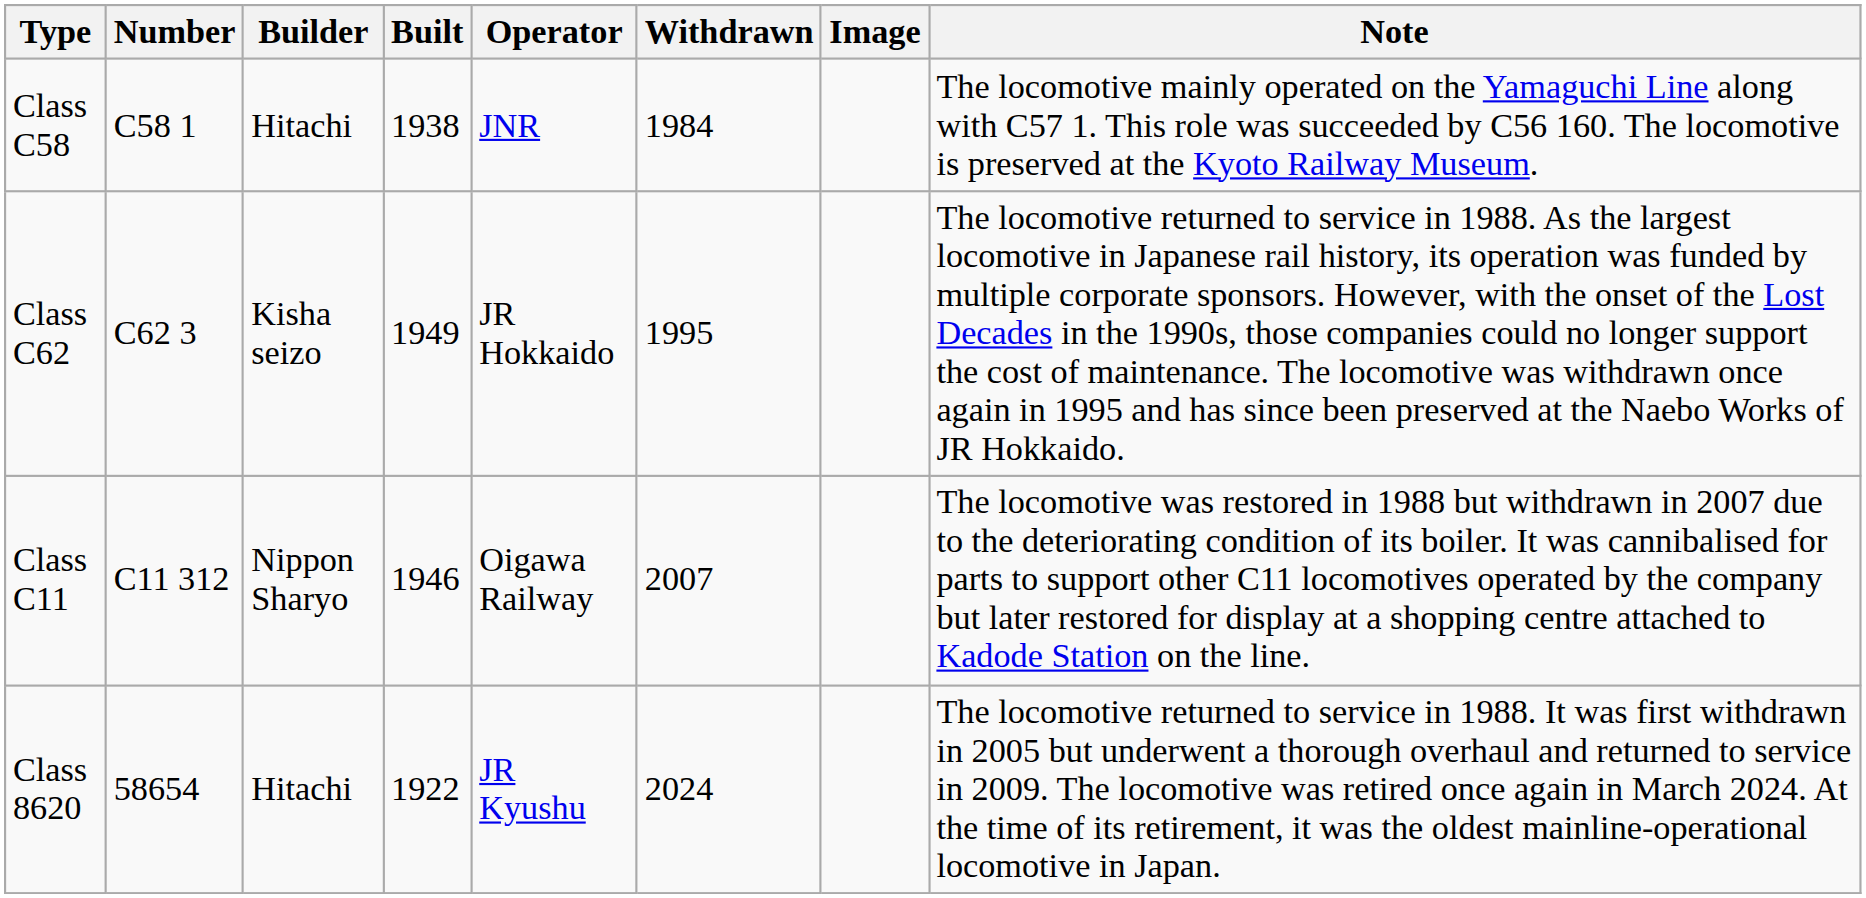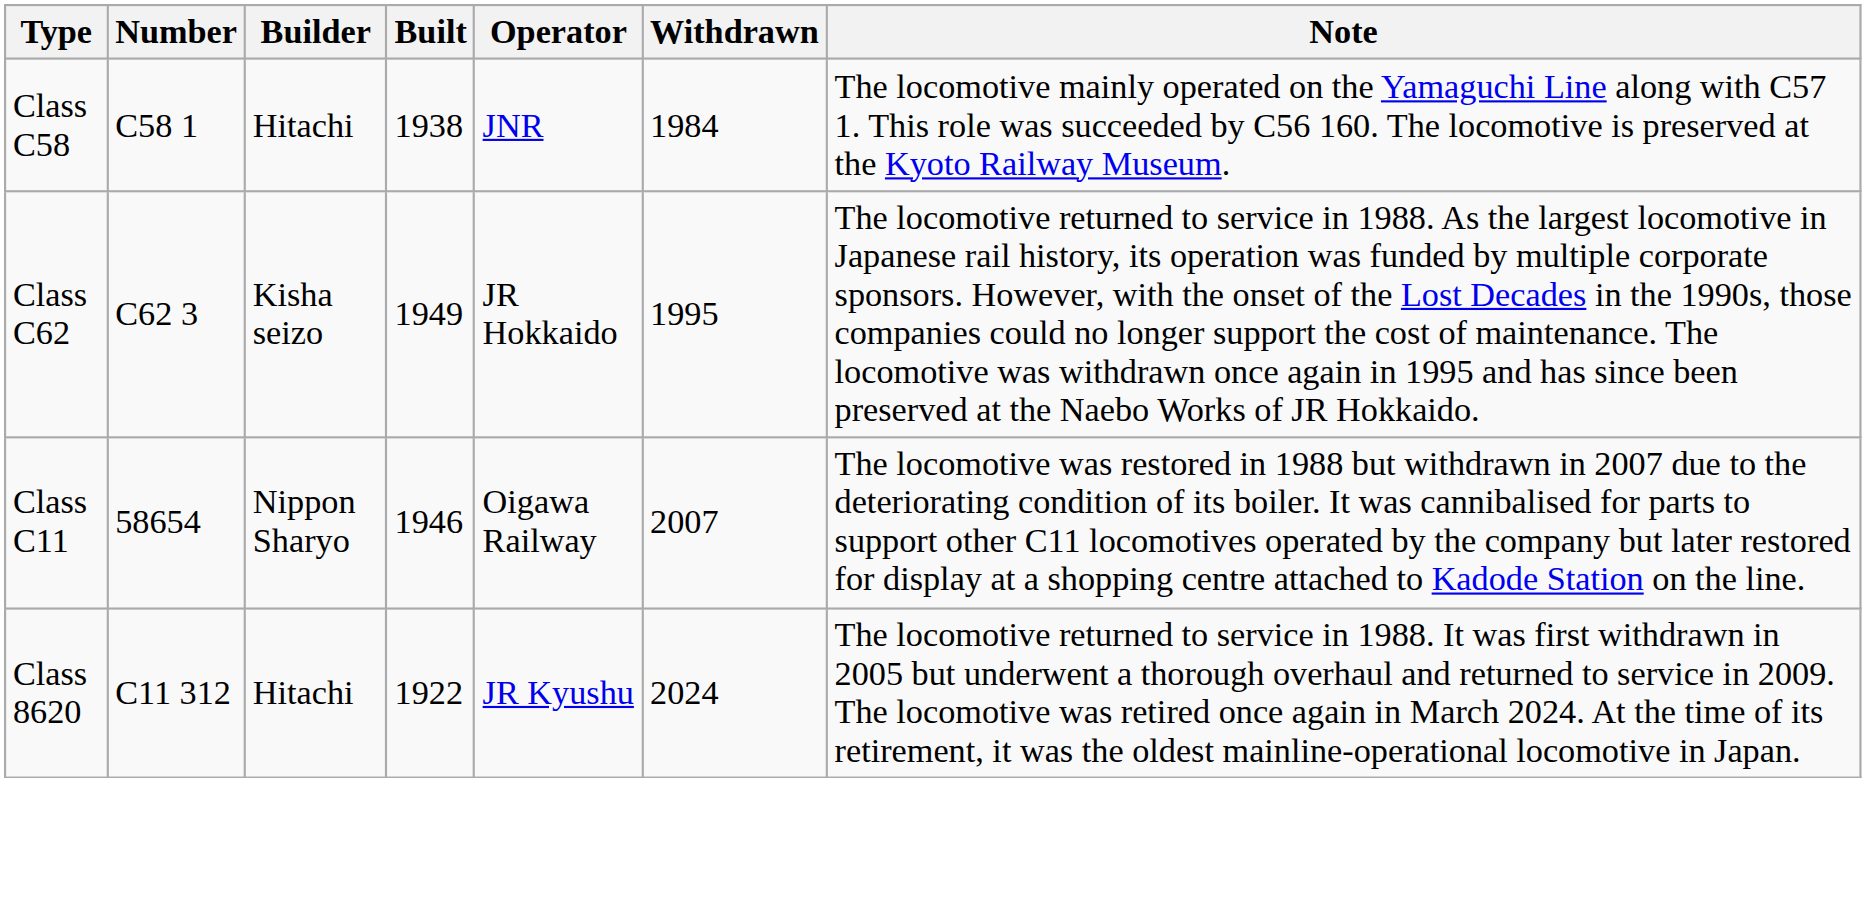- column: (875, 31)
(172, 579) C11 312 -> (158, 521) 58654
(157, 788) 58654 -> (173, 691) C11 312
